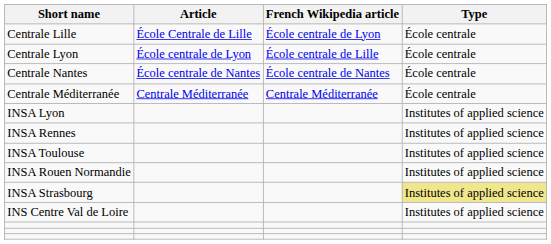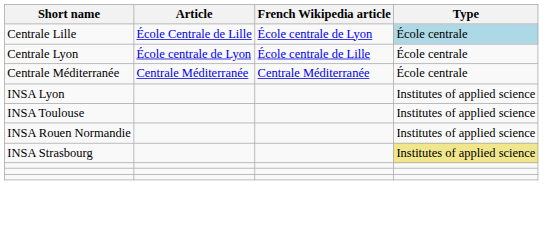(440, 34) no background -> (432, 34) lightblue background
- row: (47, 73)
- row: (41, 133)
- row: (68, 212)
